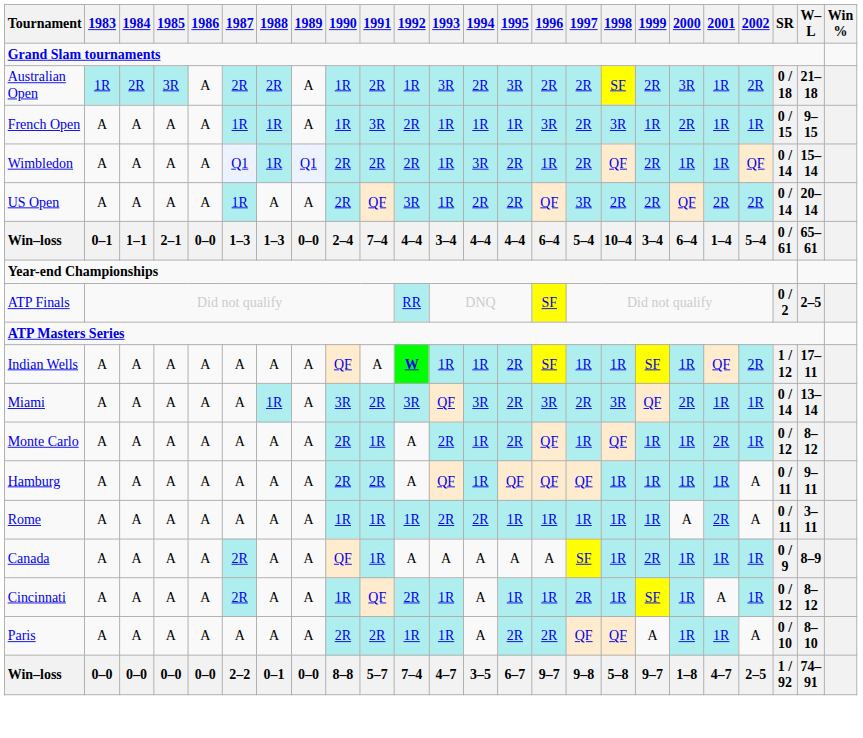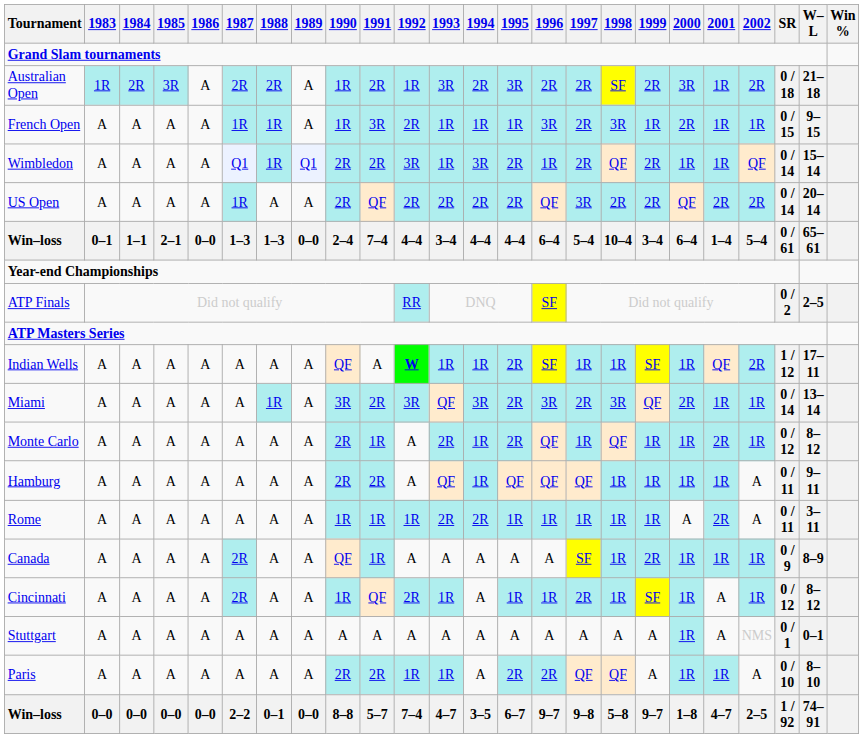(412, 162) 2R -> (412, 162) 3R
(412, 201) 3R -> (412, 201) 2R
(446, 201) 1R -> (446, 201) 2R
+ row: (32, 635)
